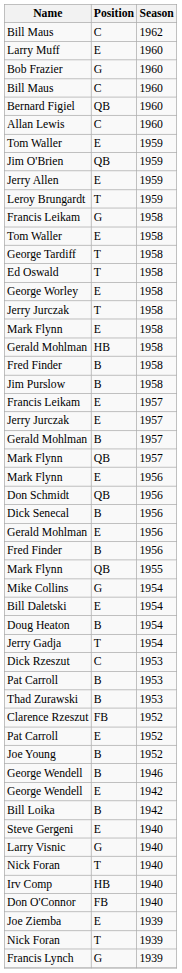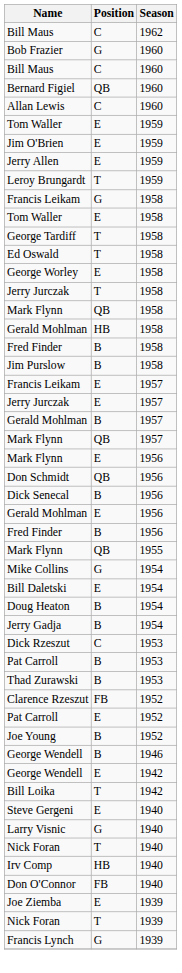- row: (33, 50)
(102, 161) QB -> (97, 143) E
(97, 328) E -> (102, 310) QB
(97, 643) T -> (98, 625) B
(98, 810) B -> (97, 791) T
